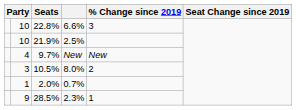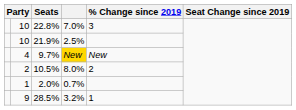(74, 26) 6.6% -> (74, 26) 7.0%
(73, 55) no background -> (73, 55) gold background
(27, 69) 3 -> (27, 69) 2
(74, 98) 2.3% -> (74, 98) 3.2%
